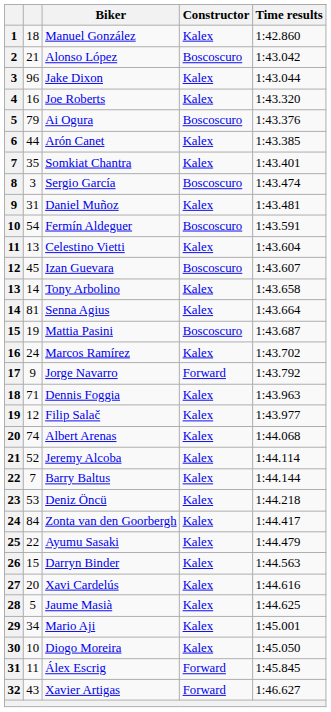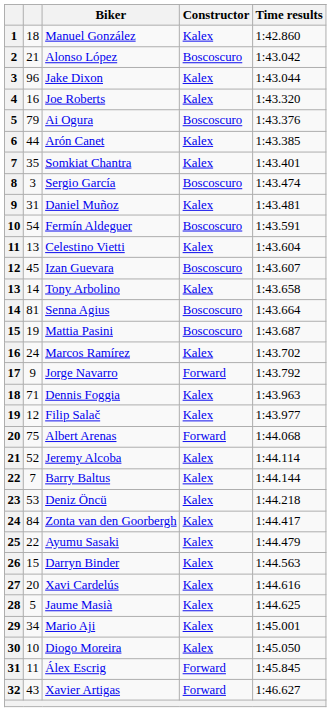(198, 309) Kalex -> (212, 309) Boscoscuro
(33, 436) 74 -> (33, 436) 75
(198, 436) Kalex -> (204, 436) Forward
